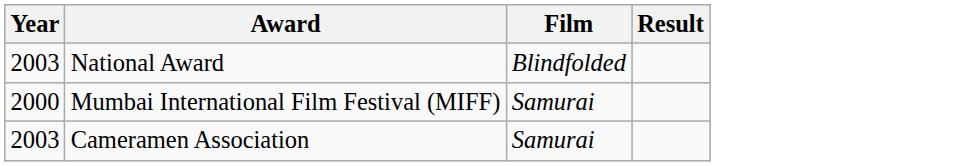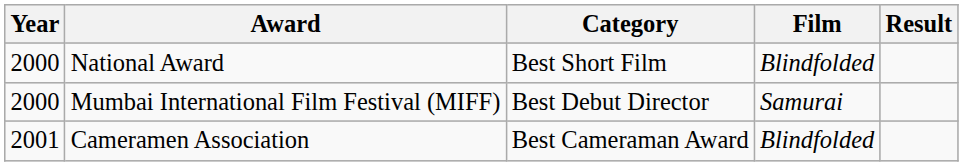+ column: (630, 23)
(35, 62) 2003 -> (35, 62) 2000
(35, 140) 2003 -> (35, 140) 2001
(553, 140) Samurai -> (817, 140) Blindfolded
